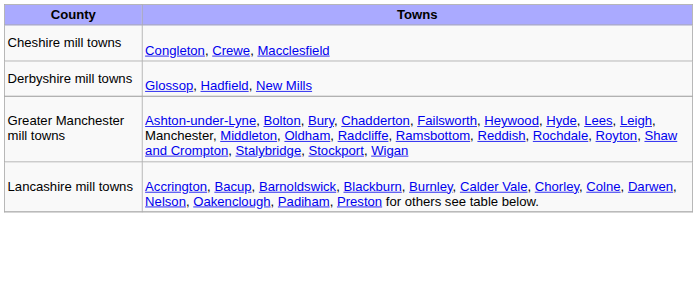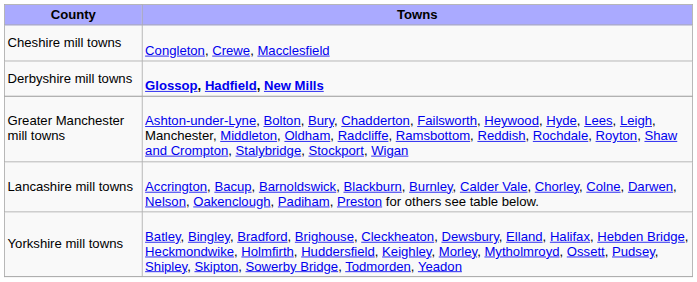(229, 86) normal -> (234, 86) bold
+ row: (65, 244)
